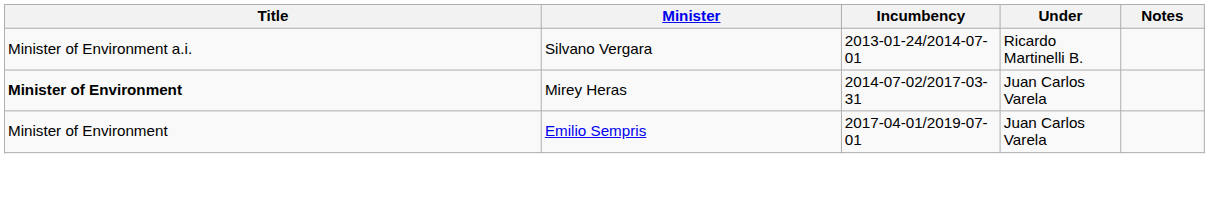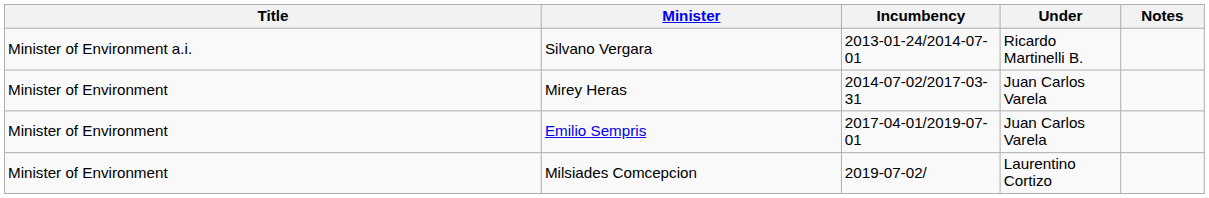(95, 90) bold -> (88, 90) normal
+ row: (621, 172)
